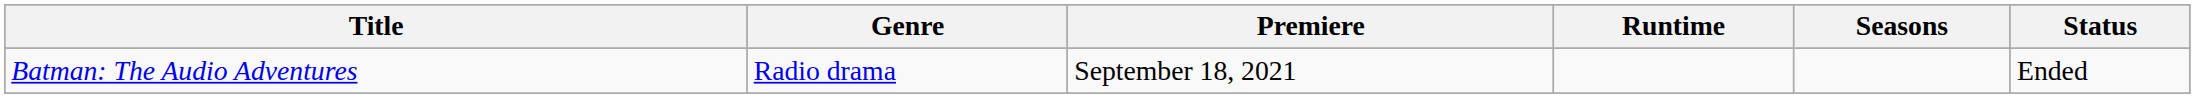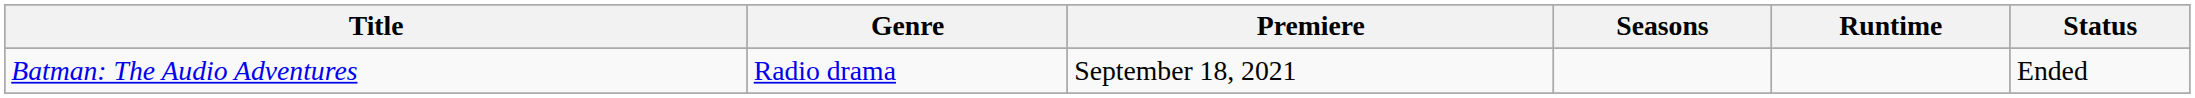columns swapped: (1902, 26) <-> (1674, 26)
